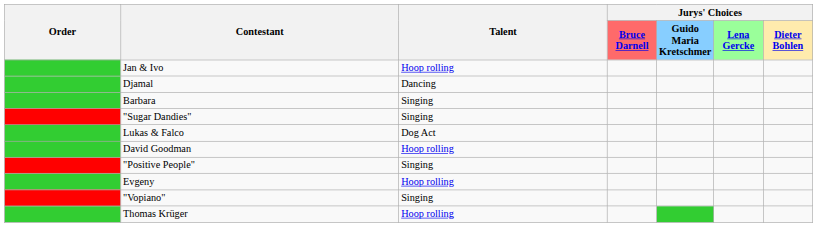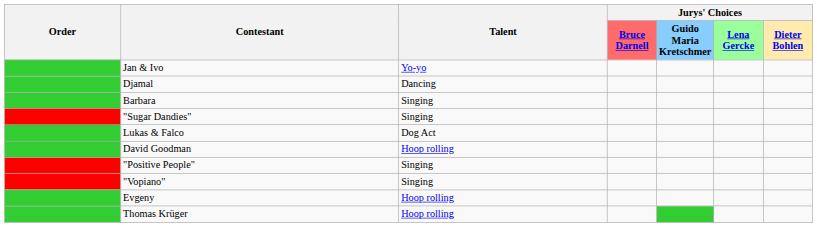(427, 68) Hoop rolling -> (414, 68) Yo-yo
rows swapped: (139, 181) <-> (144, 198)
